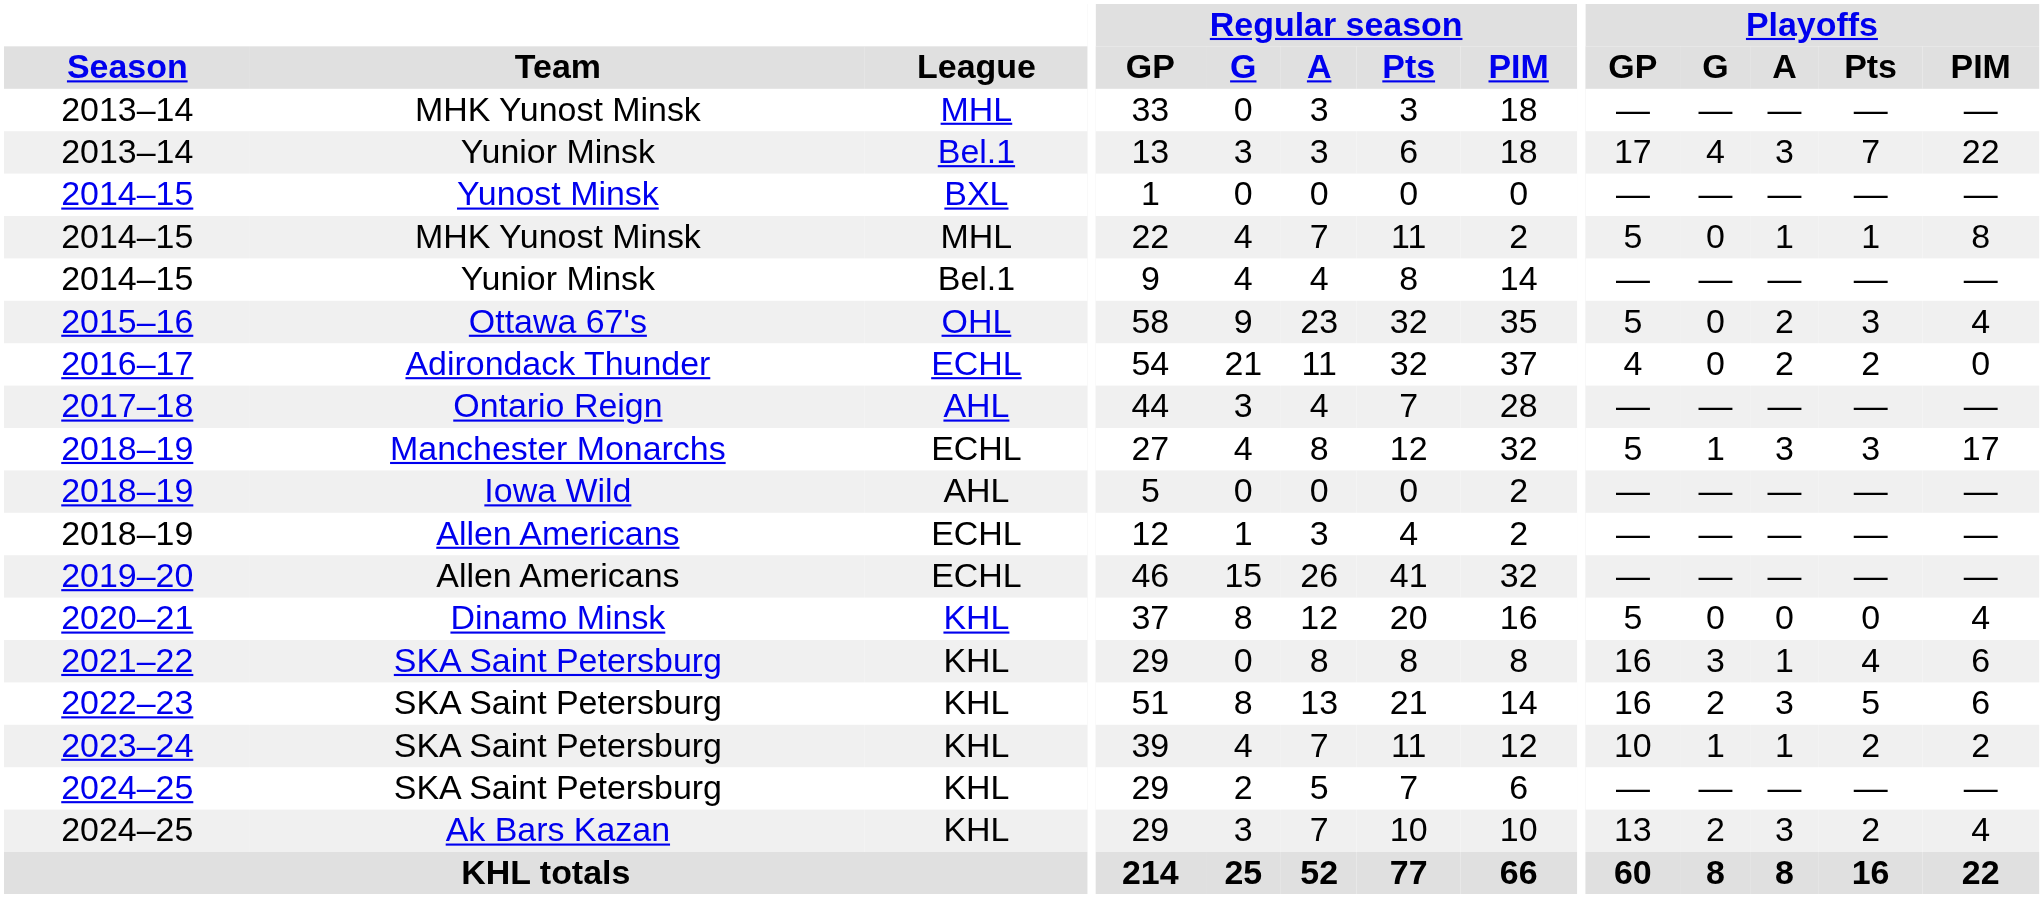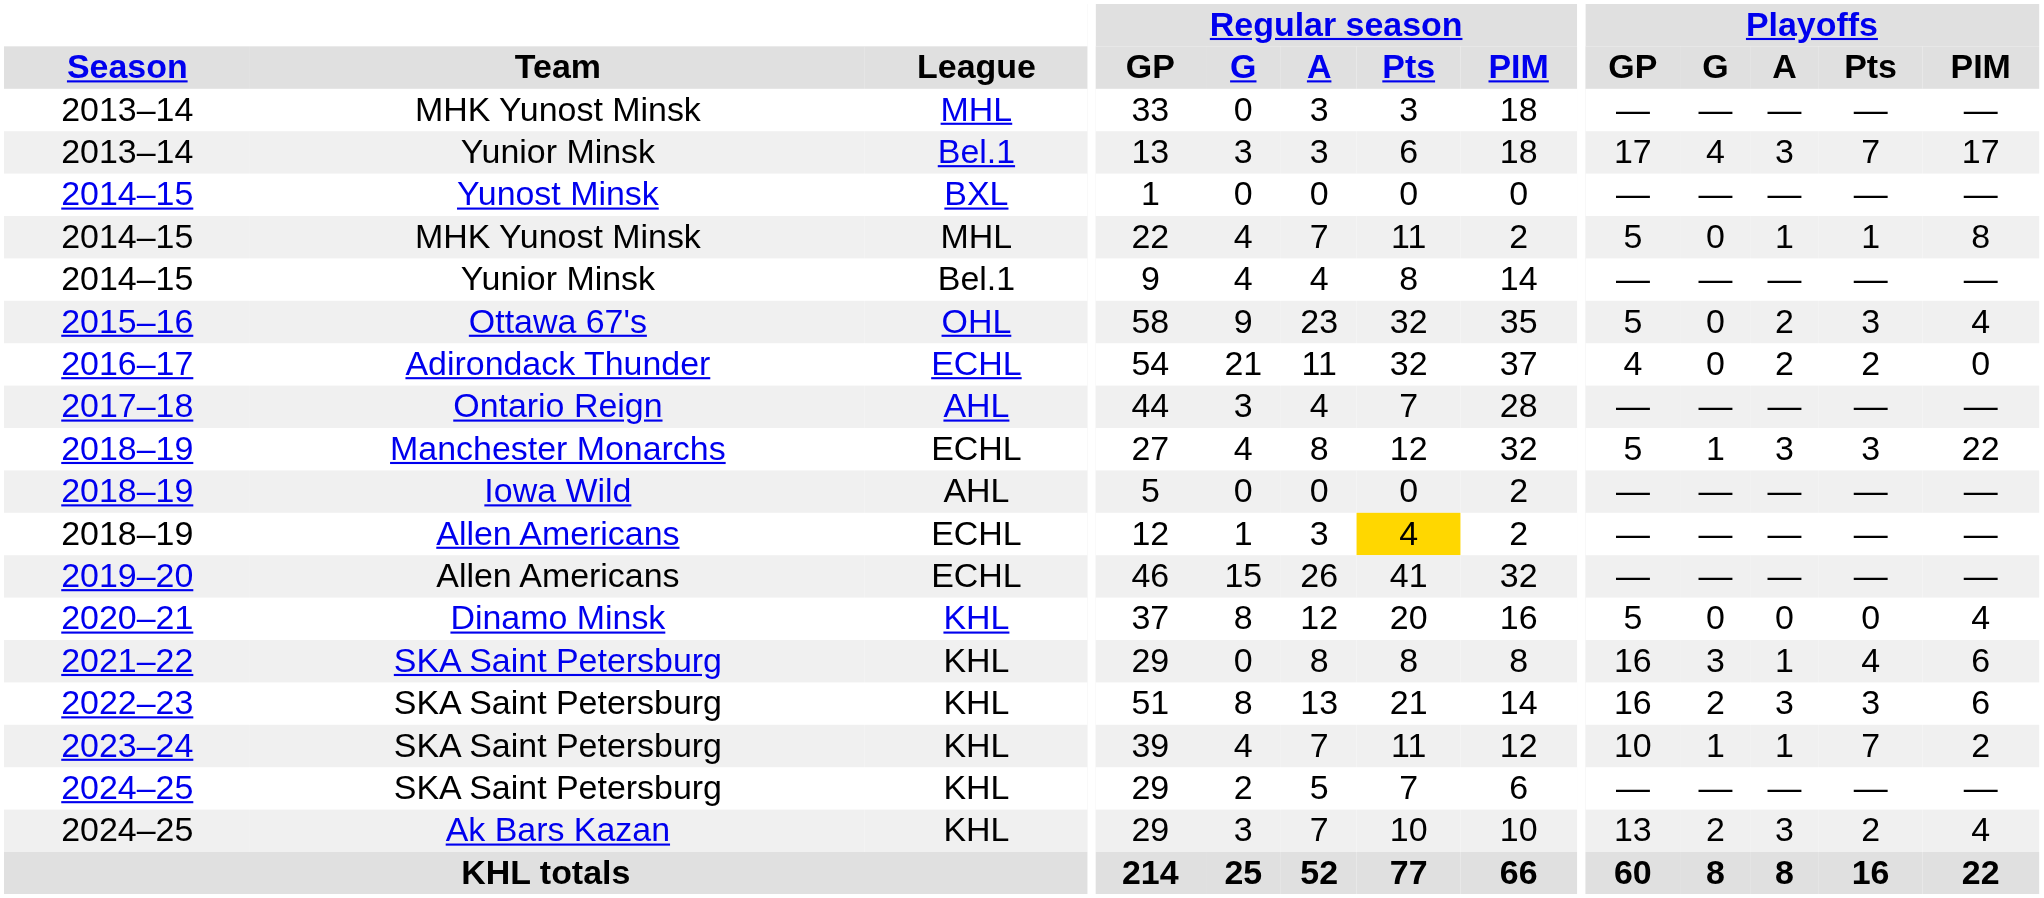(1981, 151) 22 -> (1981, 151) 17
(1981, 448) 17 -> (1981, 448) 22
(1409, 533) no background -> (1409, 533) gold background
(1871, 703) 5 -> (1871, 703) 3
(1871, 745) 2 -> (1871, 745) 7
